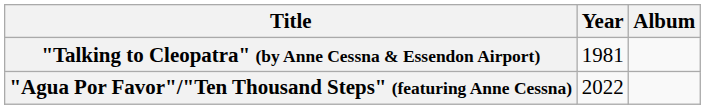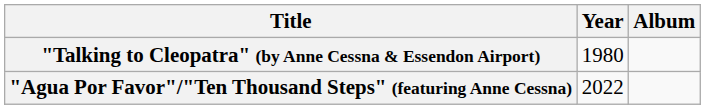(603, 54) 1981 -> (603, 54) 1980
